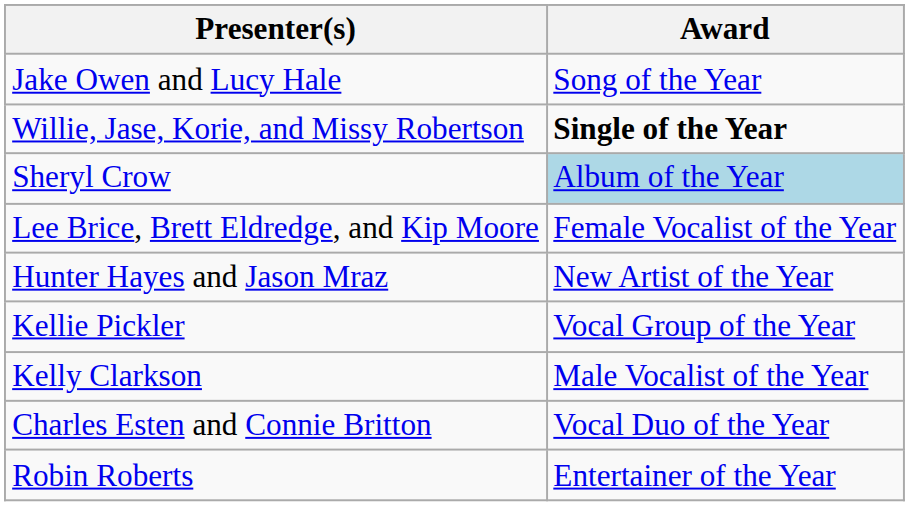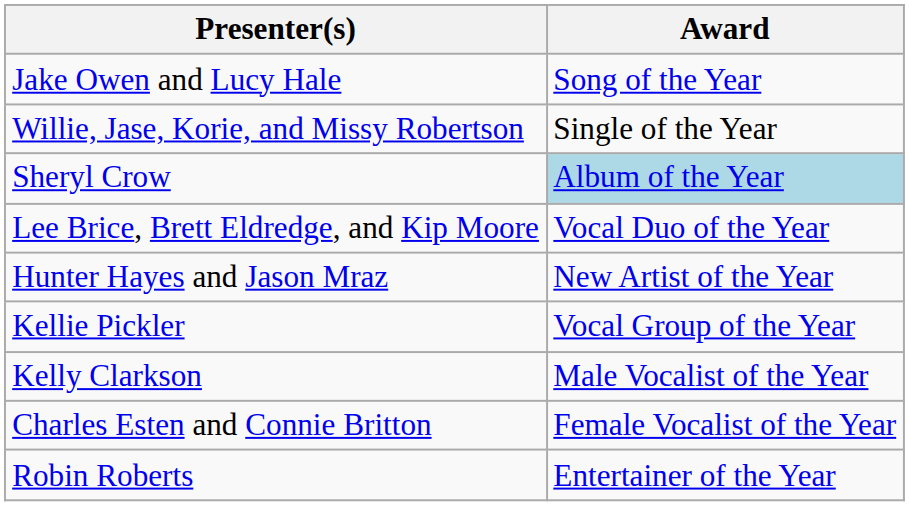(670, 128) bold -> (665, 128) normal
(725, 227) Female Vocalist of the Year -> (691, 227) Vocal Duo of the Year
(691, 425) Vocal Duo of the Year -> (725, 425) Female Vocalist of the Year
